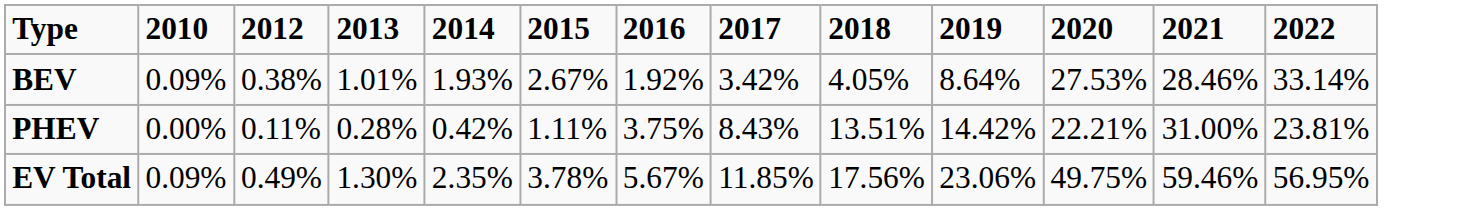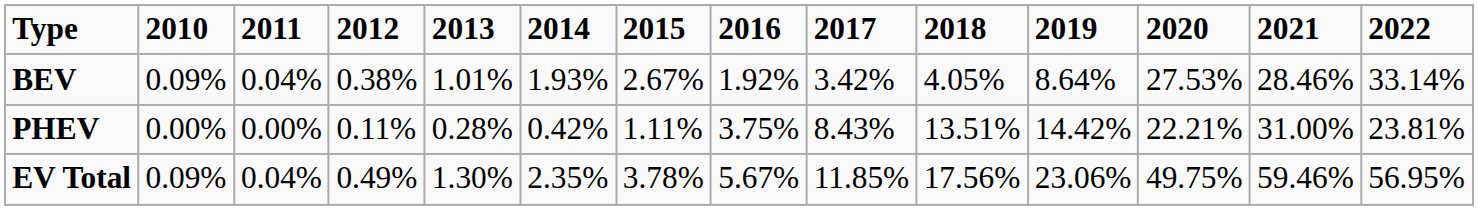+ column: (271, 29)
